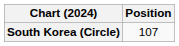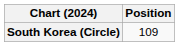(148, 32) 107 -> (148, 32) 109
